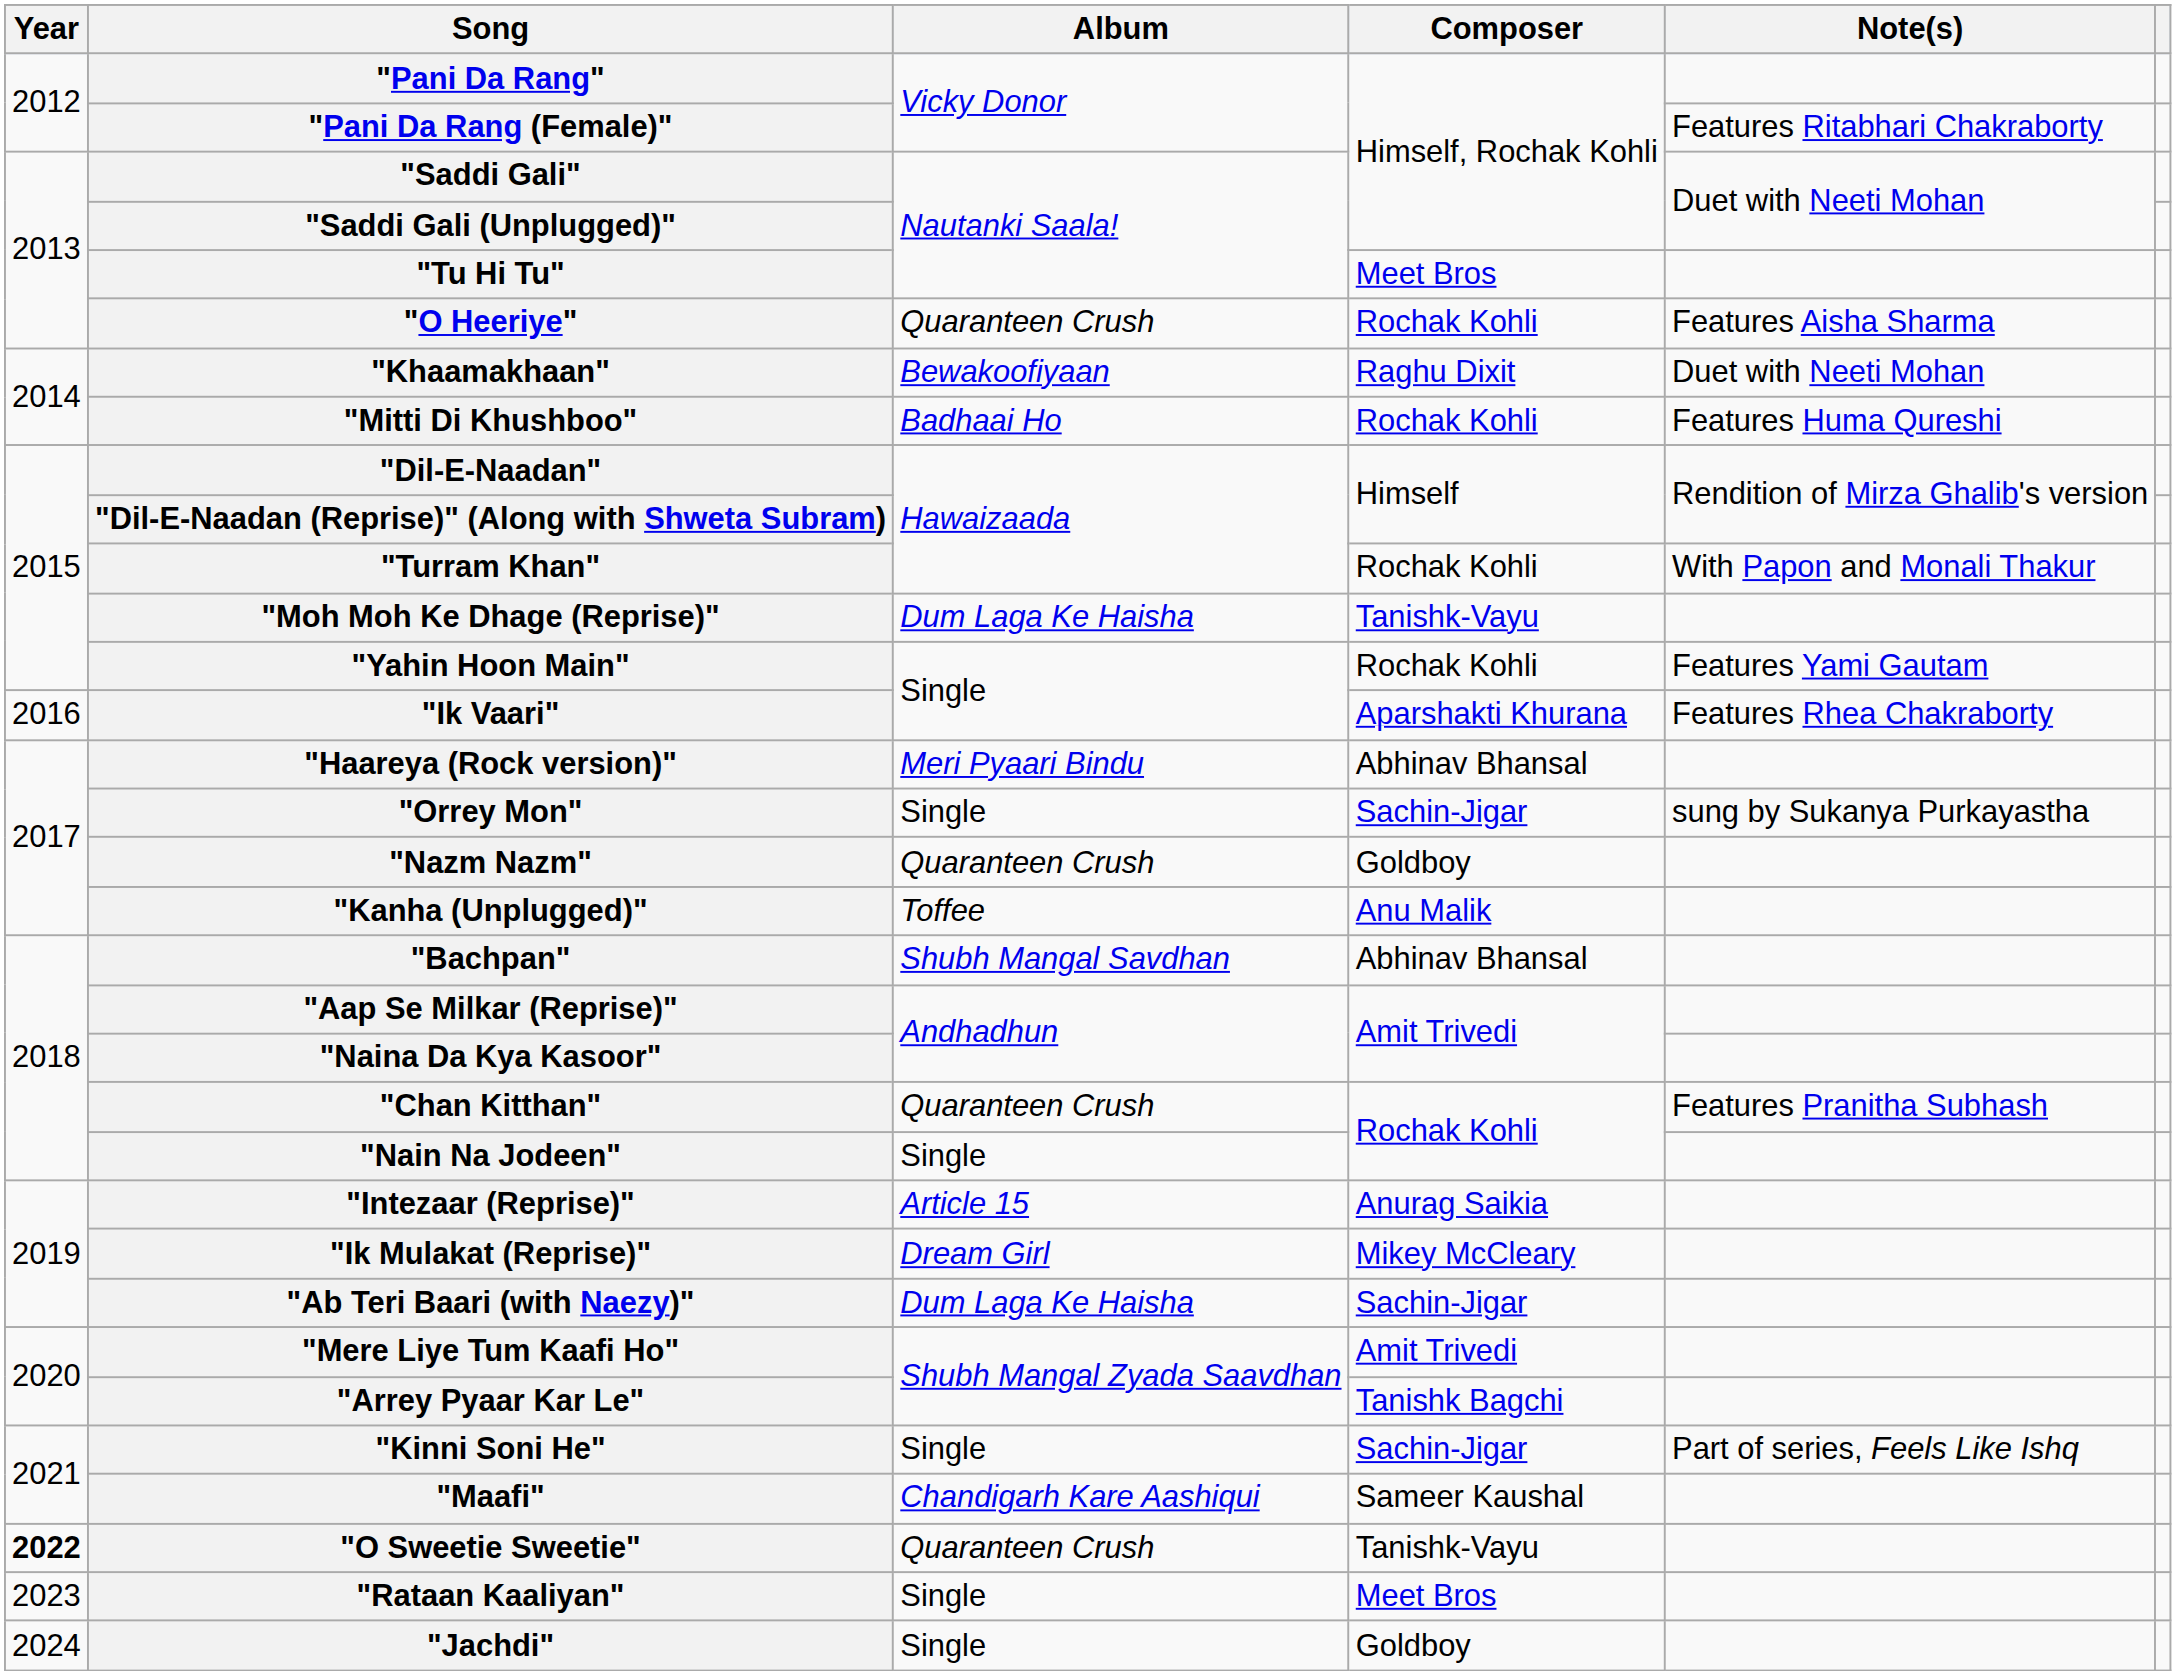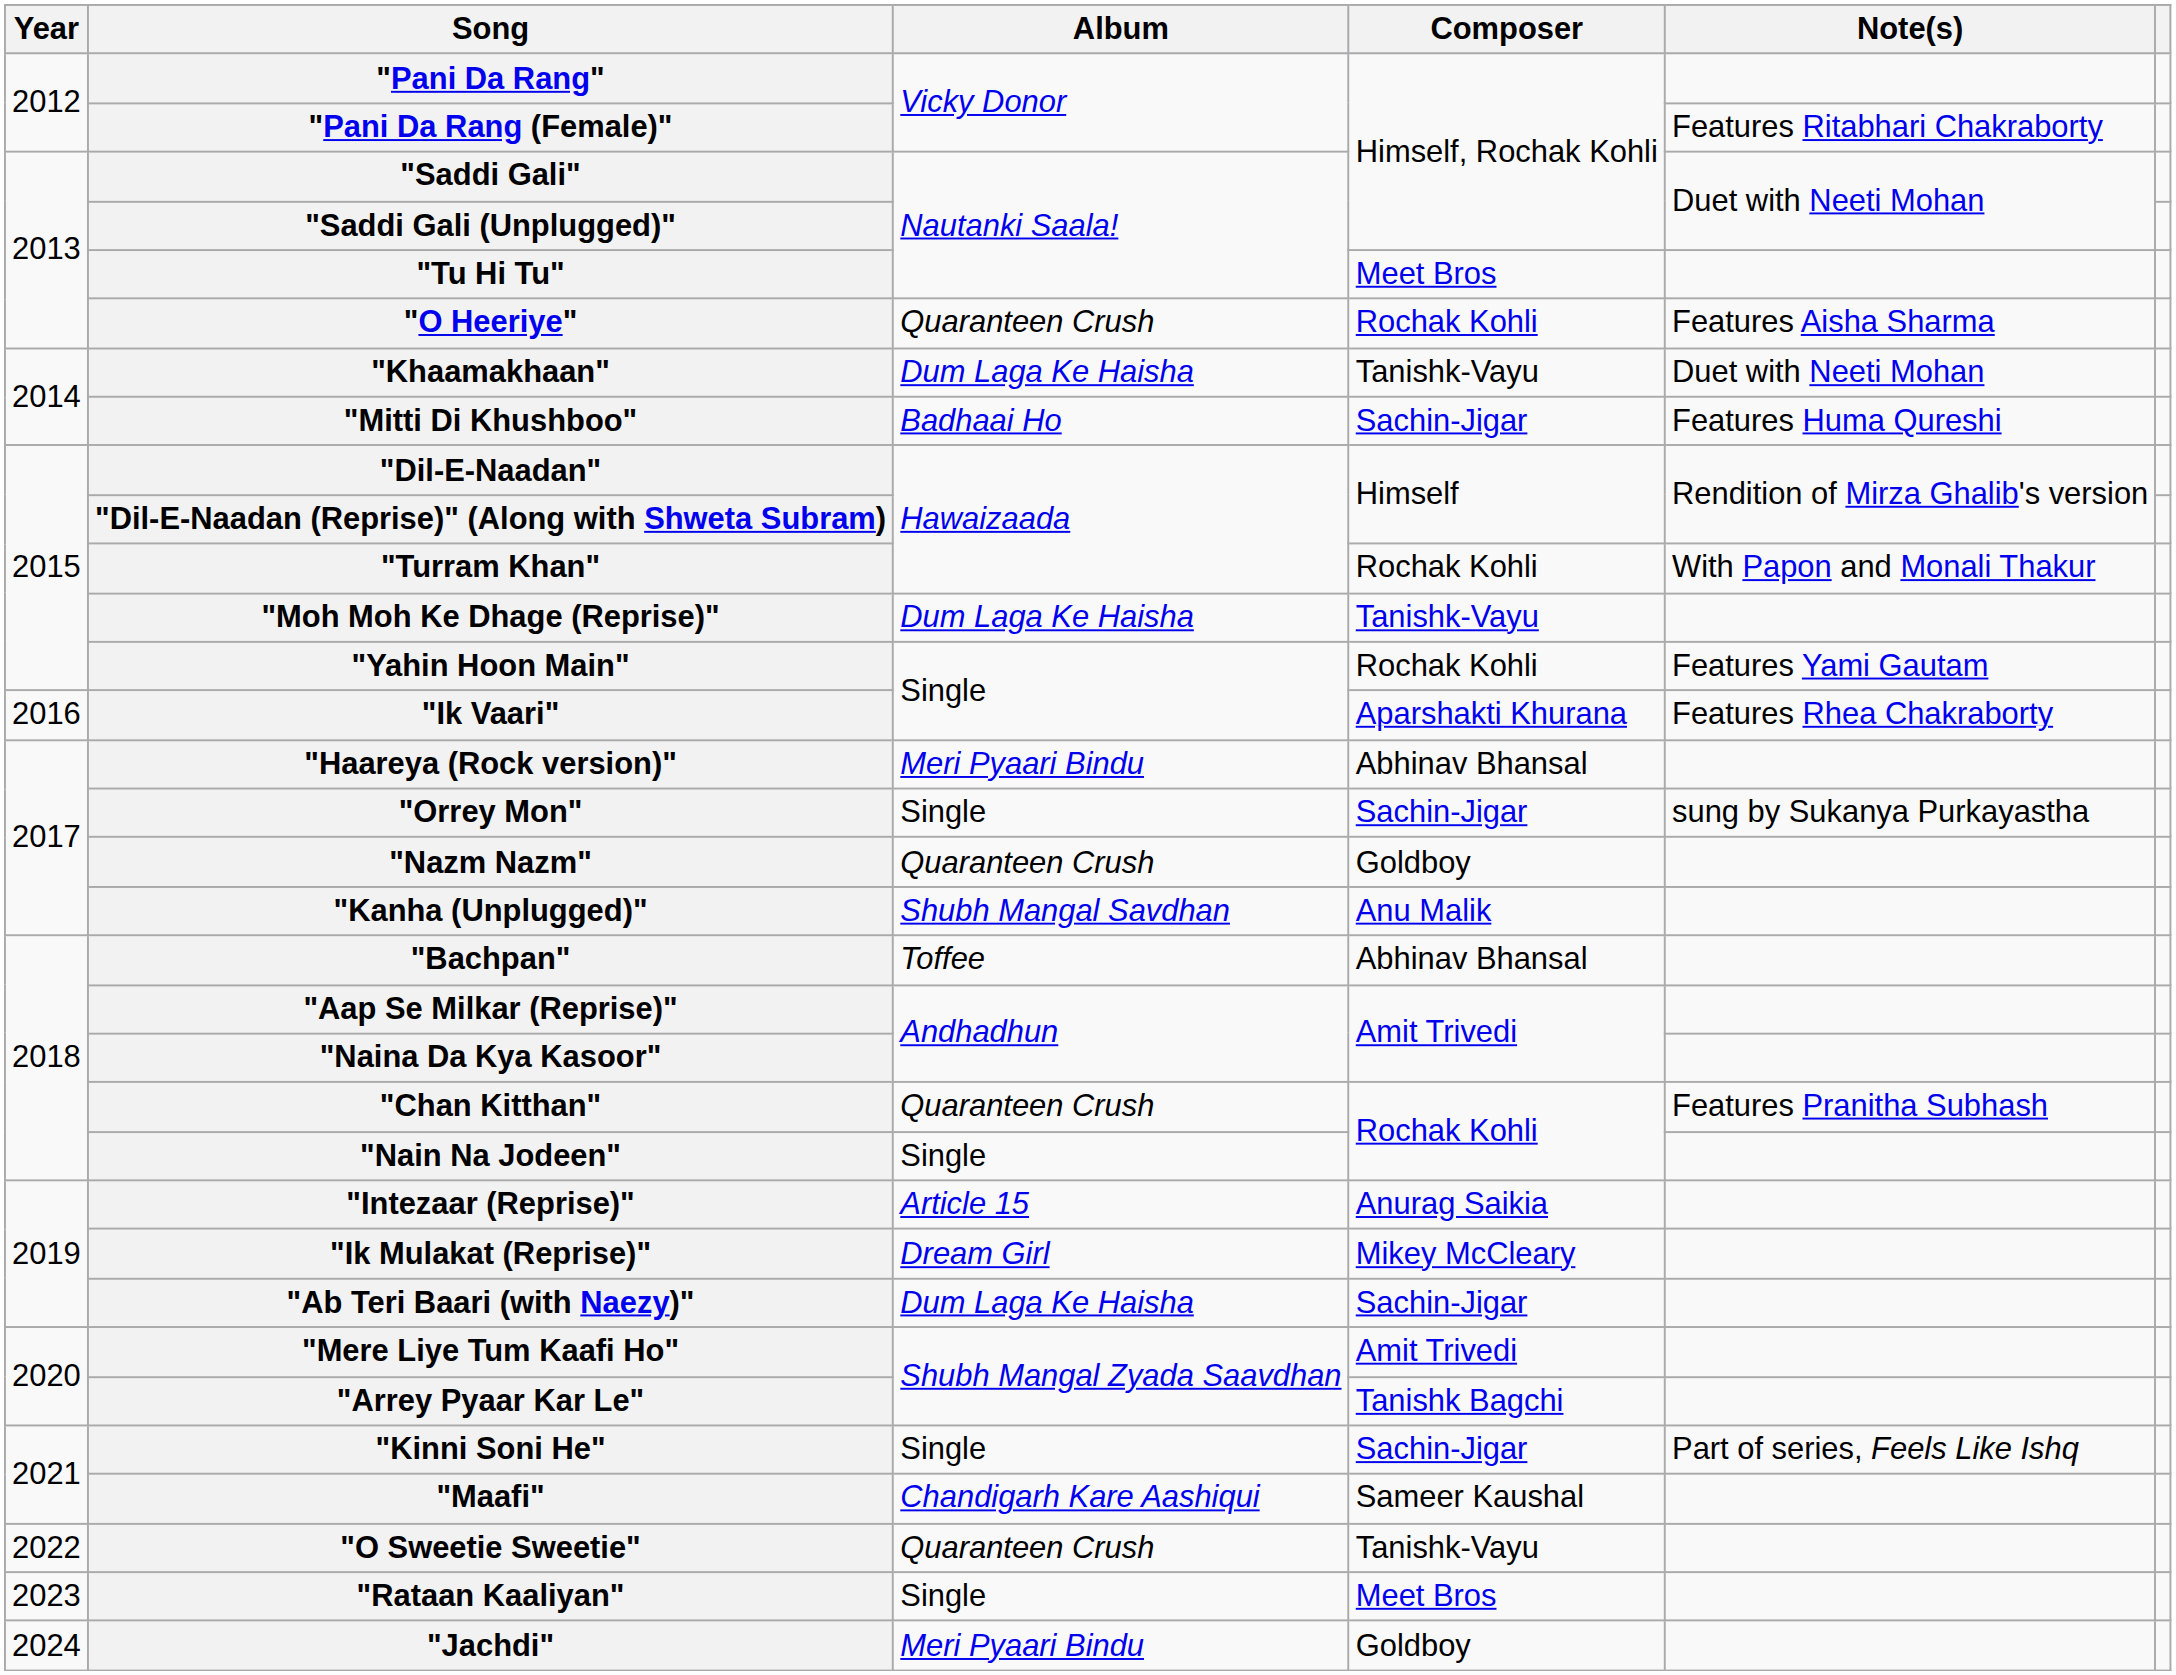(1005, 371) Bewakoofiyaan -> (1047, 371) Dum Laga Ke Haisha
(1436, 371) Raghu Dixit -> (1447, 371) Tanishk-Vayu
(1447, 420) Rochak Kohli -> (1442, 420) Sachin-Jigar
(943, 910) Toffee -> (1065, 910) Shubh Mangal Savdhan
(1065, 959) Shubh Mangal Savdhan -> (943, 959) Toffee
(46, 1547) bold -> (46, 1547) normal
(943, 1645) Single -> (1022, 1645) Meri Pyaari Bindu
